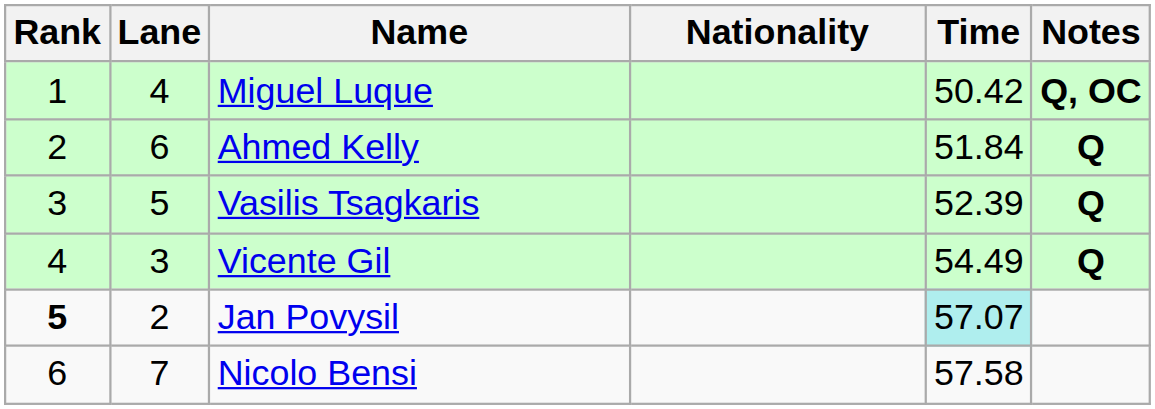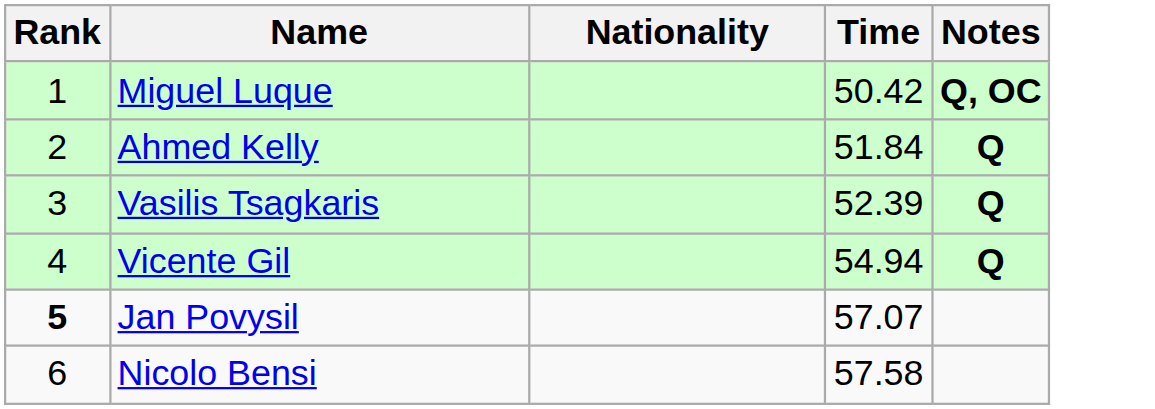- column: (159, 32)
(979, 260) 54.49 -> (879, 260) 54.94
(979, 317) paleturquoise background -> (879, 317) no background
